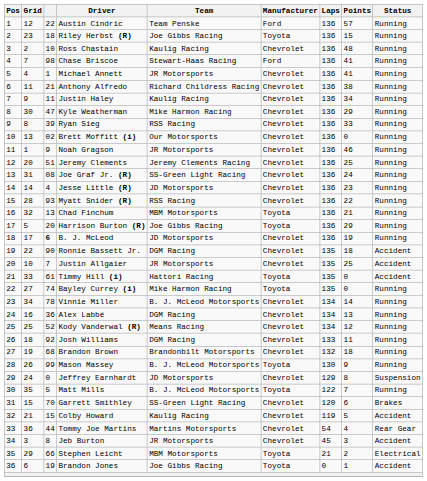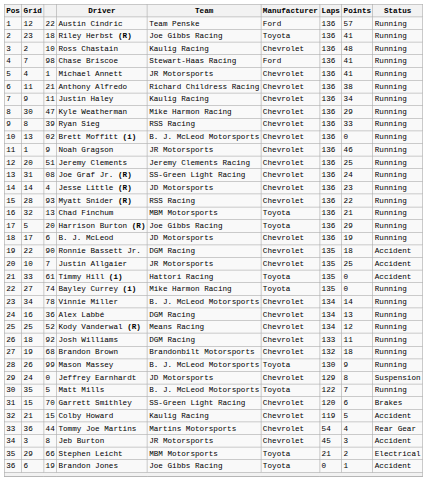(348, 36) 15 -> (348, 36) 41
(184, 137) Our Motorsports -> (204, 137) B. J. McLeod Motorsports
(48, 238) bold -> (48, 238) normal
